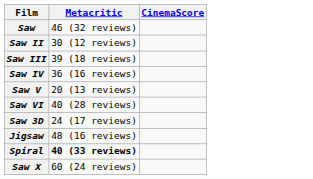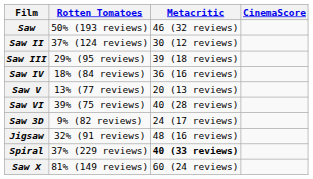+ column: (100, 12)
